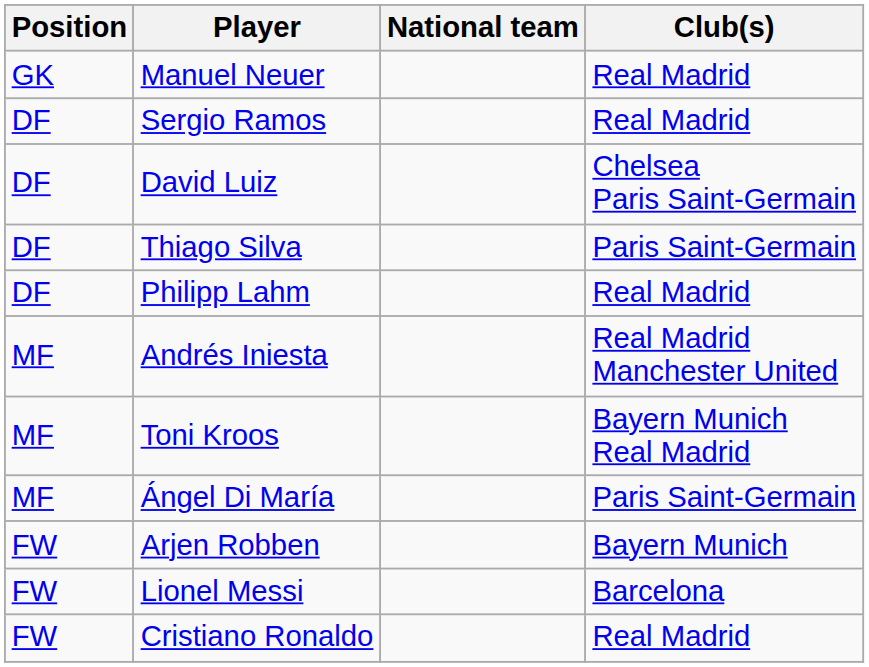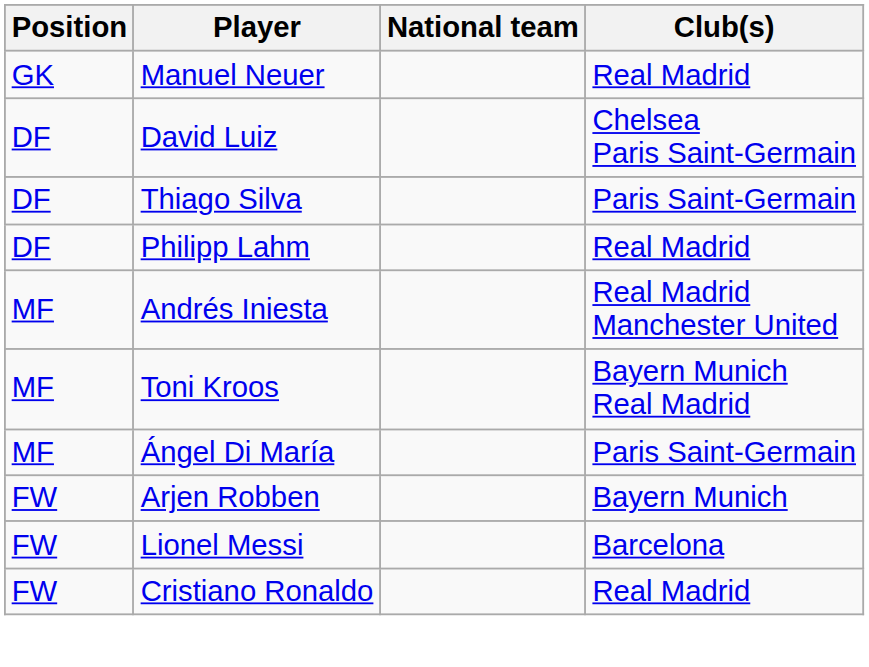- row: (233, 120)
